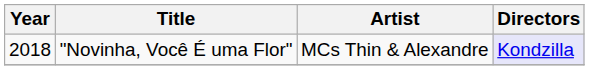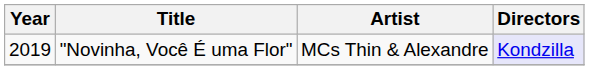(30, 49) 2018 -> (30, 49) 2019
